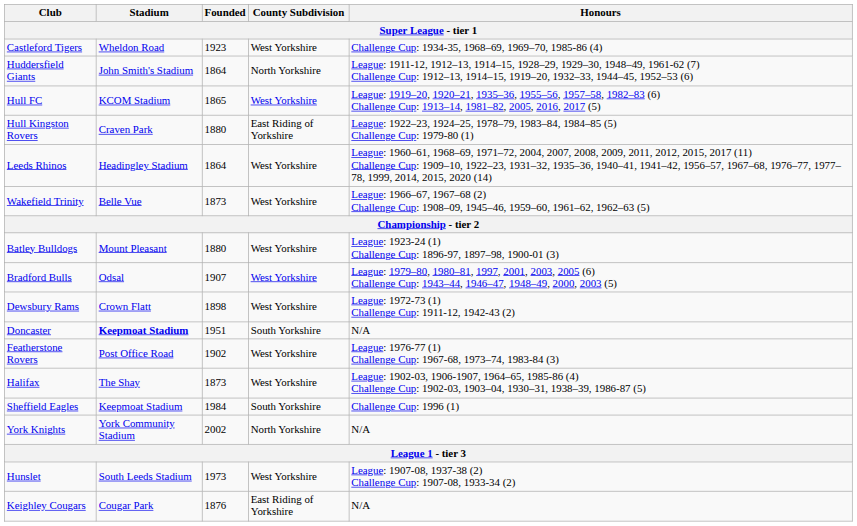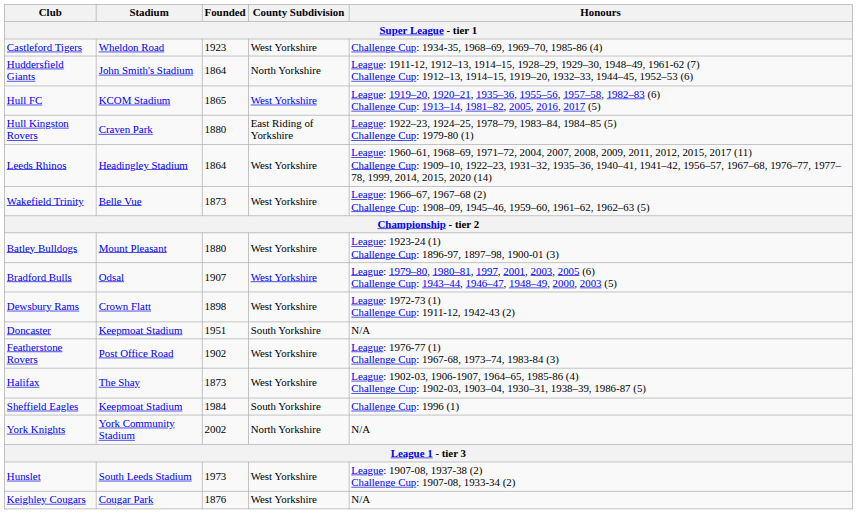(144, 330) bold -> (141, 330) normal
(282, 506) East Riding of Yorkshire -> (284, 500) West Yorkshire
